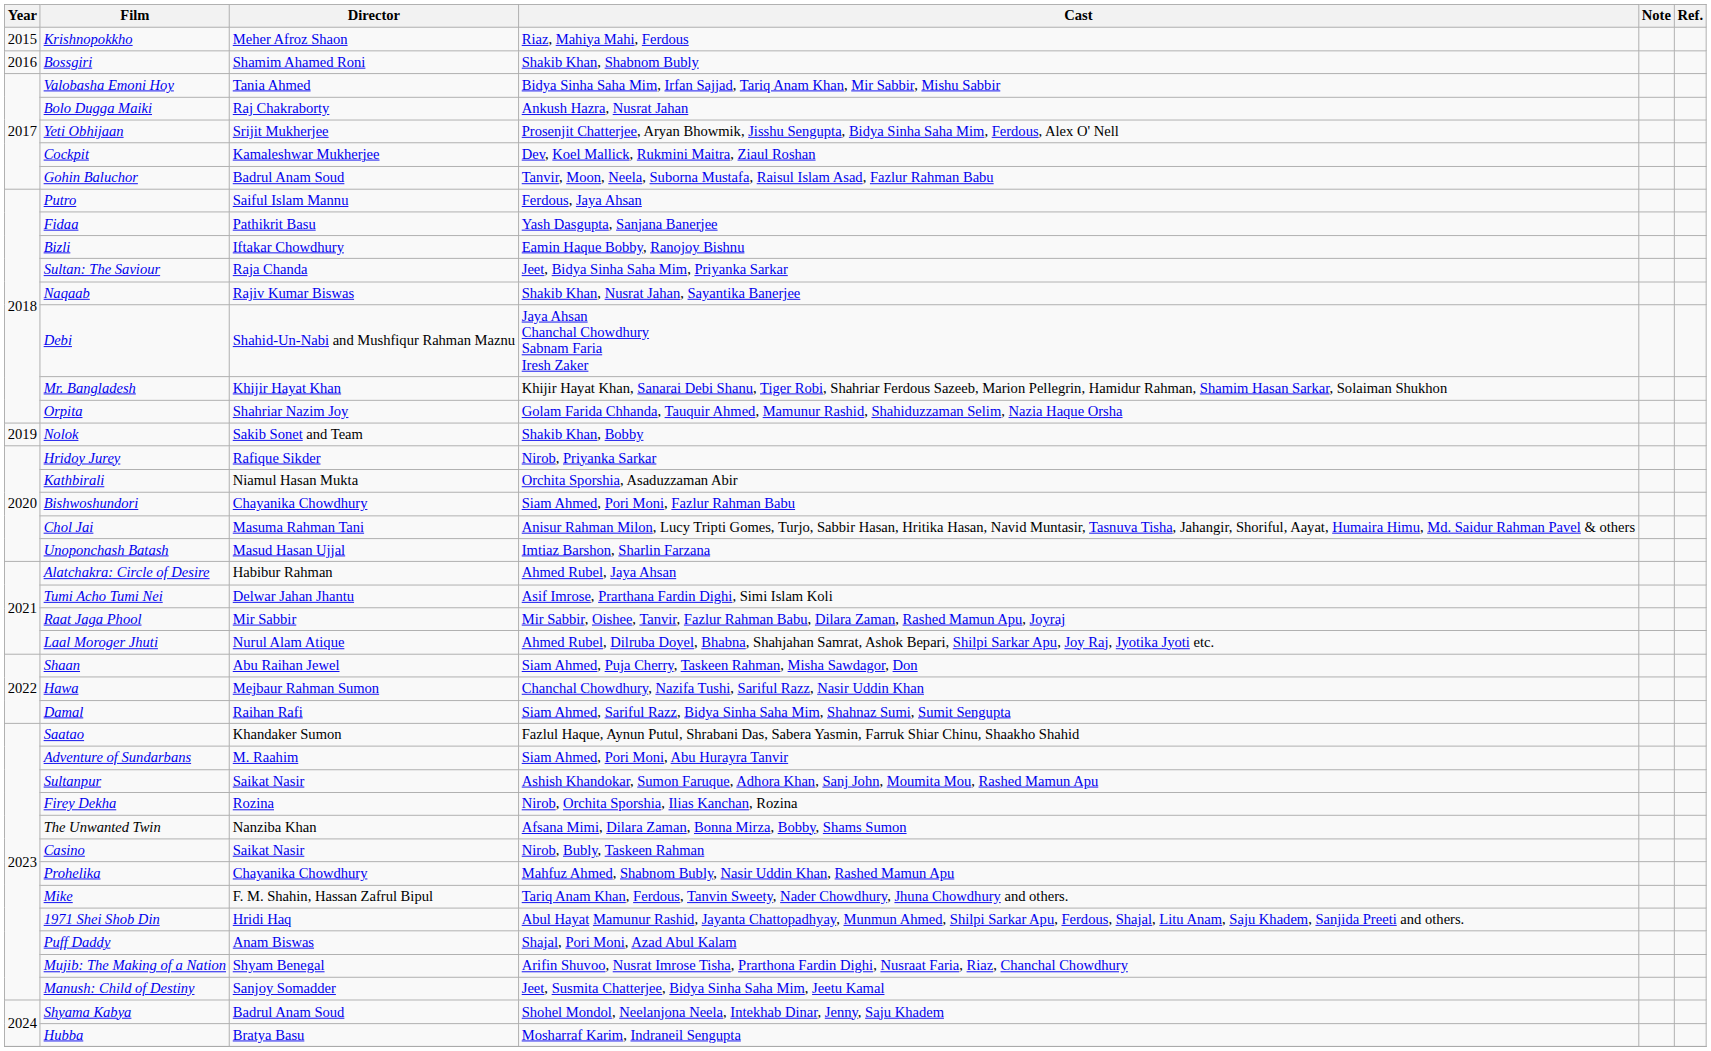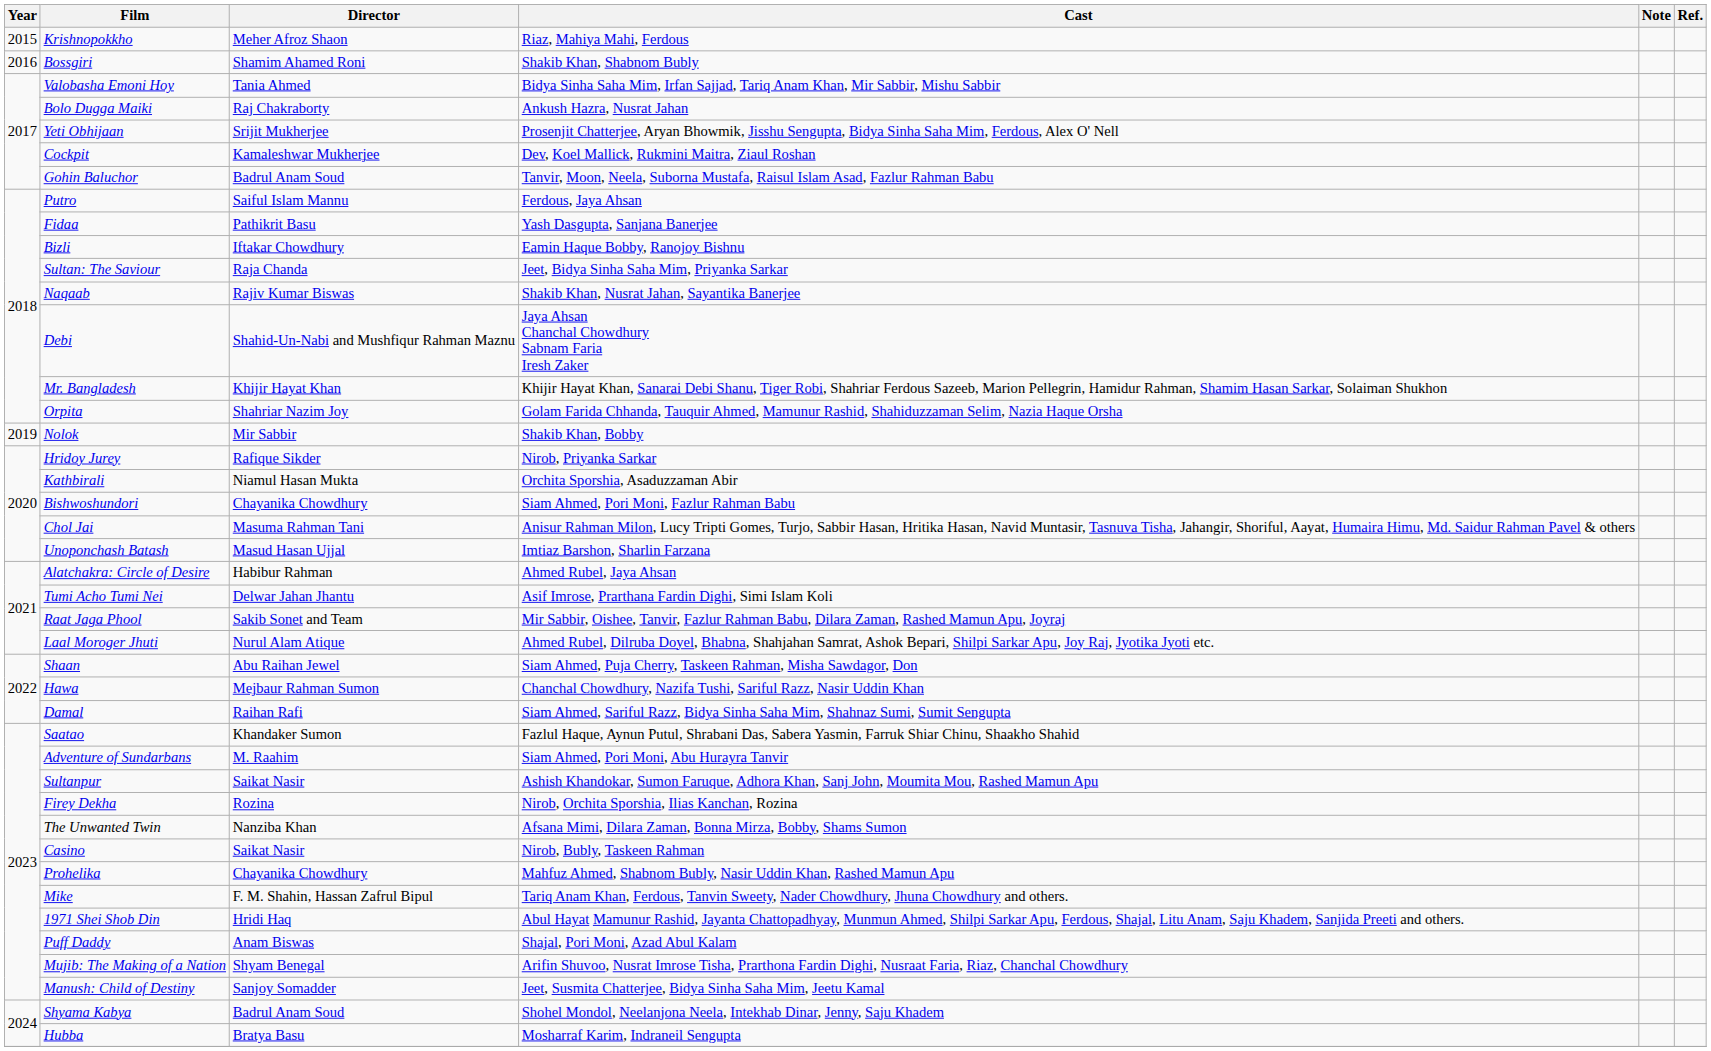(298, 434) Sakib Sonet and Team -> (265, 434) Mir Sabbir
(265, 619) Mir Sabbir -> (298, 619) Sakib Sonet and Team
